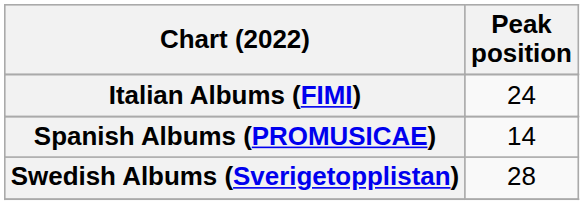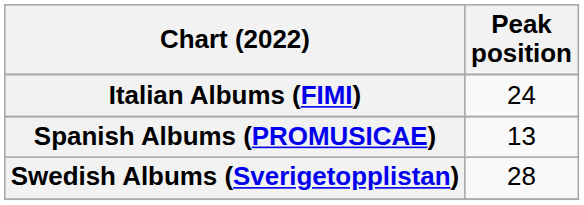(522, 136) 14 -> (522, 136) 13
